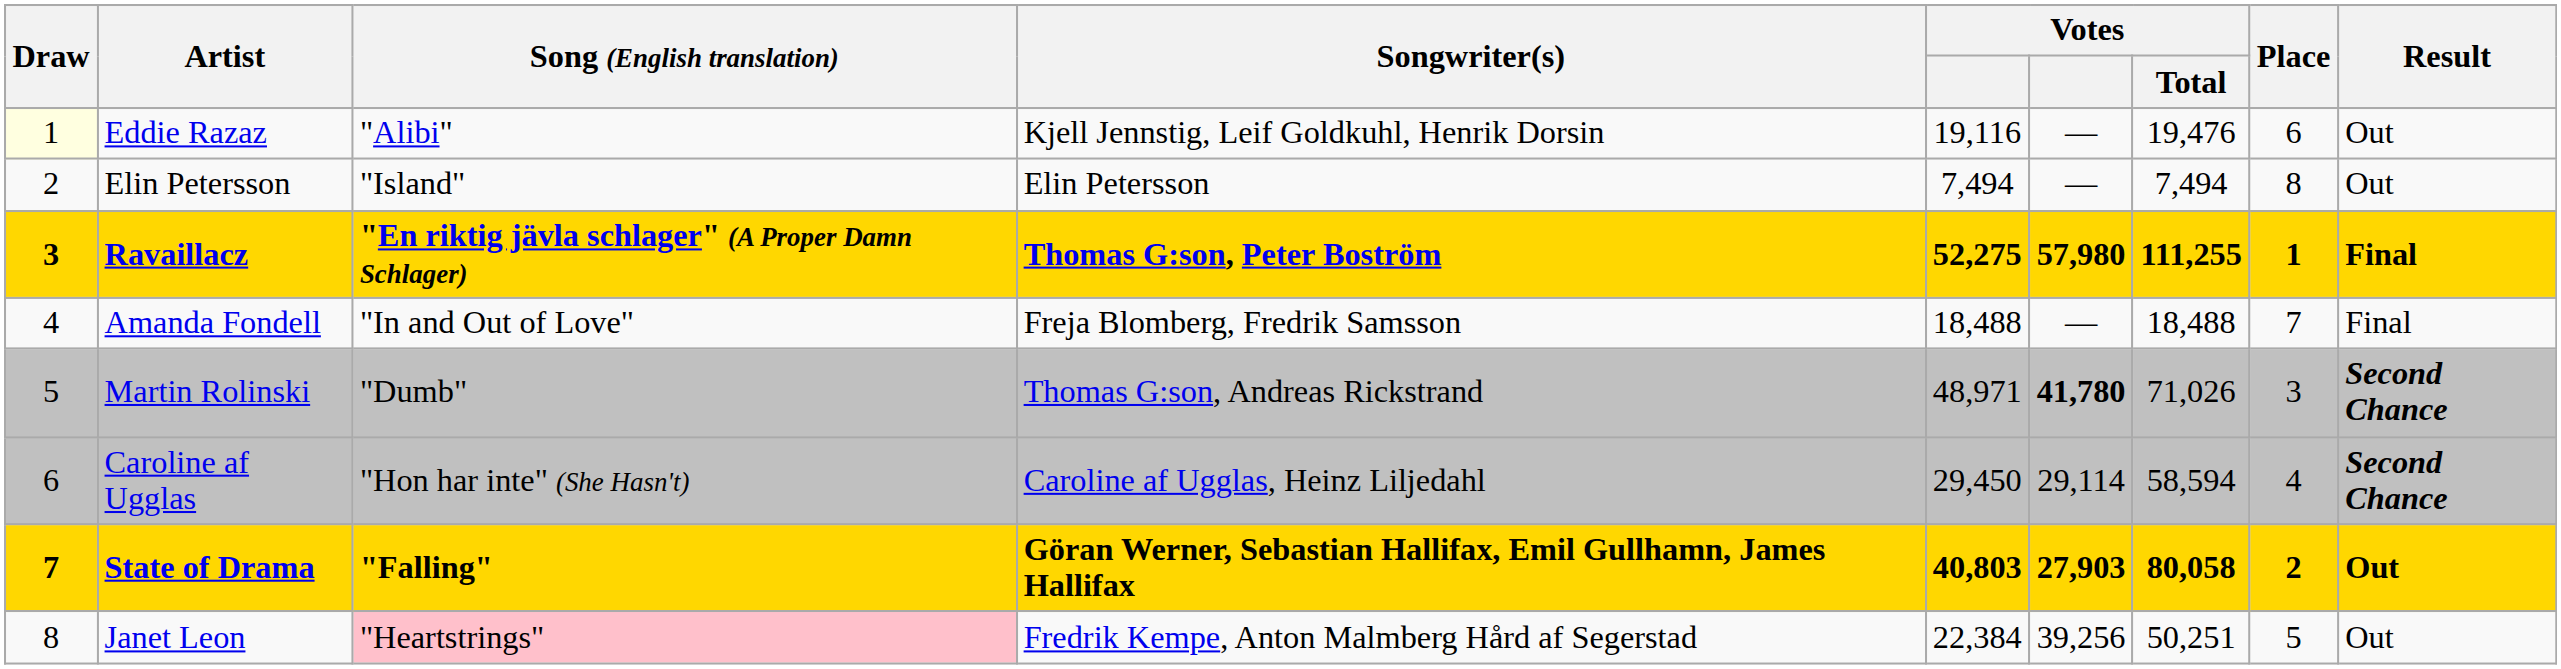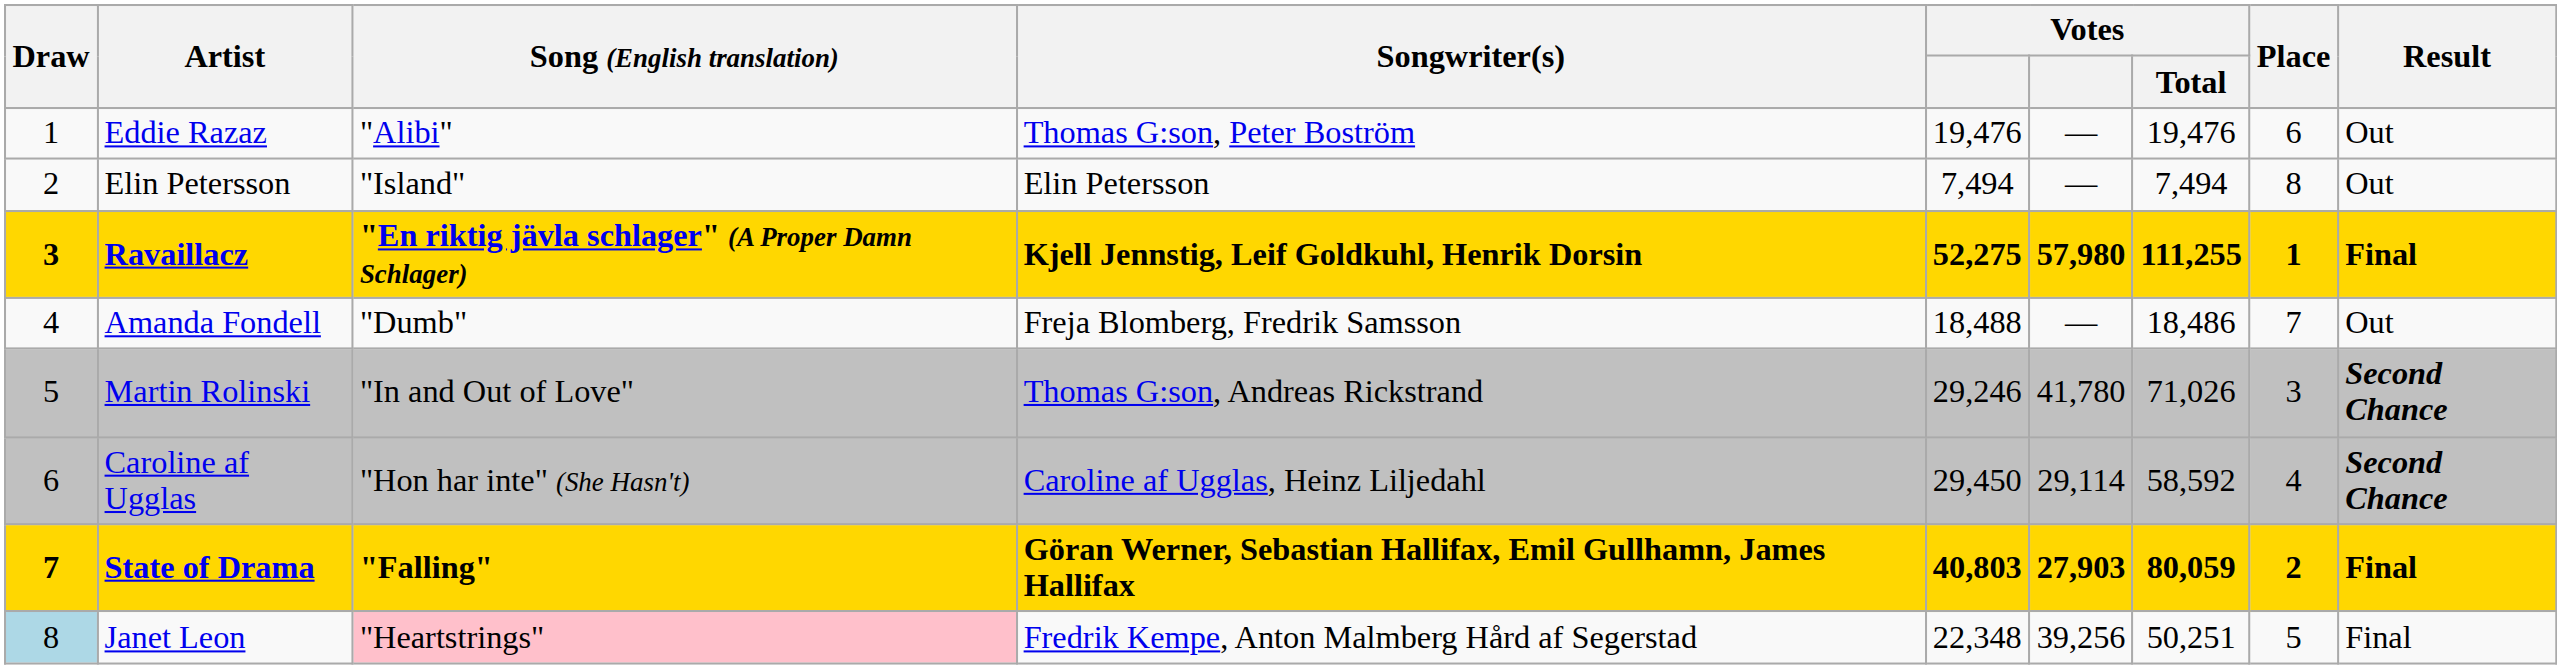(51, 132) lightyellow background -> (51, 132) no background
(1314, 132) Kjell Jennstig, Leif Goldkuhl, Henrik Dorsin -> (1219, 132) Thomas G:son, Peter Boström
(1977, 132) 19,116 -> (1977, 132) 19,476
(1233, 253) Thomas G:son, Peter Boström -> (1333, 253) Kjell Jennstig, Leif Goldkuhl, Henrik Dorsin
(497, 322) "In and Out of Love" -> (413, 322) "Dumb"
(2191, 322) 18,488 -> (2191, 322) 18,486
(2378, 322) Final -> (2369, 322) Out
(413, 392) "Dumb" -> (497, 392) "In and Out of Love"
(1977, 392) 48,971 -> (1977, 392) 29,246
(2081, 392) bold -> (2081, 392) normal
(2191, 479) 58,594 -> (2191, 479) 58,592
(2191, 567) 80,058 -> (2191, 567) 80,059
(2372, 567) Out -> (2381, 567) Final
(51, 636) no background -> (51, 636) lightblue background
(1977, 636) 22,384 -> (1977, 636) 22,348
(2369, 636) Out -> (2378, 636) Final
